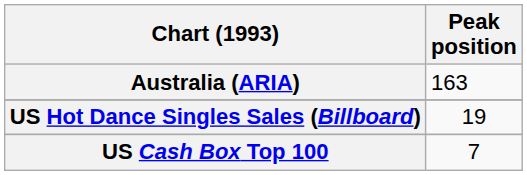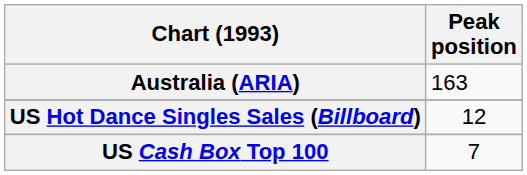(474, 116) 19 -> (474, 116) 12
